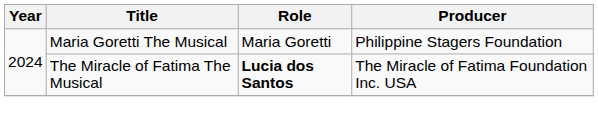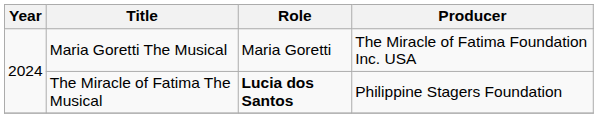(459, 41) Philippine Stagers Foundation -> (471, 50) The Miracle of Fatima Foundation Inc. USA
(471, 74) The Miracle of Fatima Foundation Inc. USA -> (459, 92) Philippine Stagers Foundation
